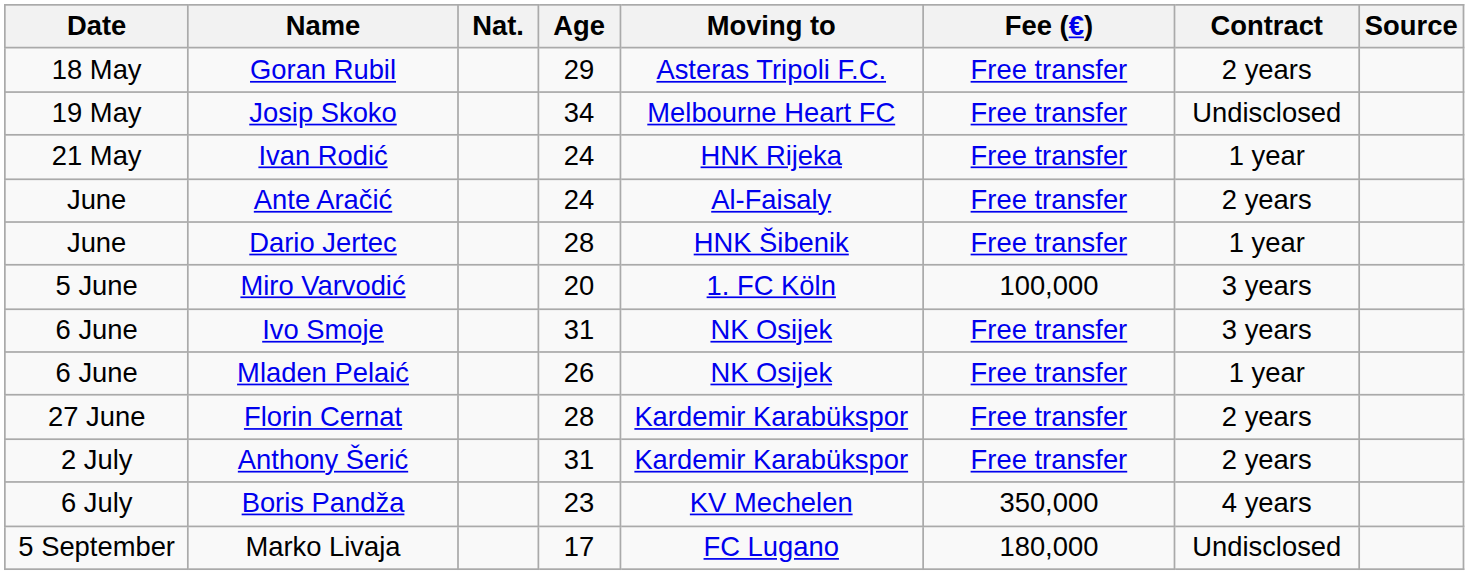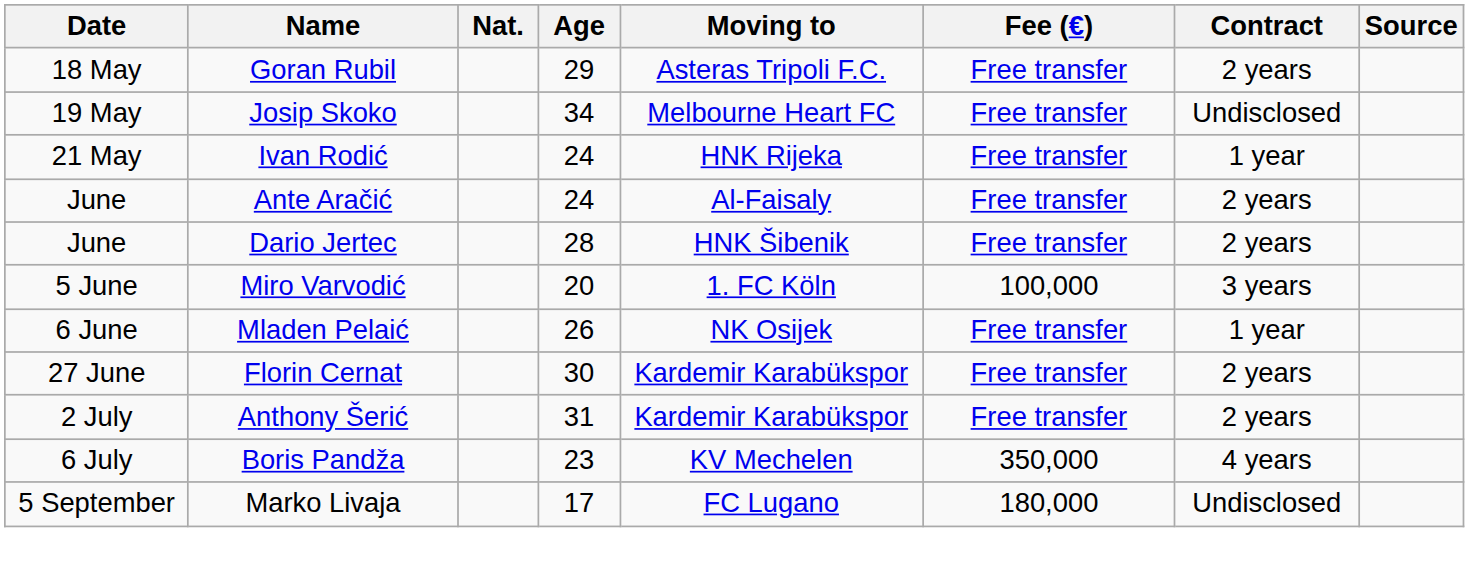(1267, 243) 1 year -> (1267, 243) 2 years
- row: (323, 329)
(579, 416) 28 -> (579, 373) 30
